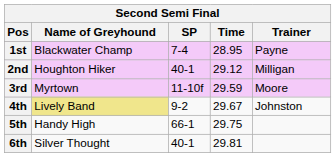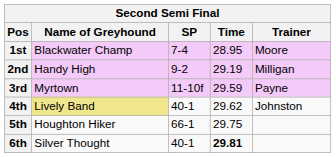(271, 50) Payne -> (271, 50) Moore
(75, 69) Houghton Hiker -> (65, 69) Handy High
(183, 69) 40-1 -> (180, 69) 9-2
(228, 69) 29.12 -> (228, 69) 29.19
(271, 87) Moore -> (271, 87) Payne
(180, 106) 9-2 -> (183, 106) 40-1
(228, 106) 29.67 -> (228, 106) 29.62
(65, 124) Handy High -> (75, 124) Houghton Hiker
(228, 143) normal -> (228, 143) bold
